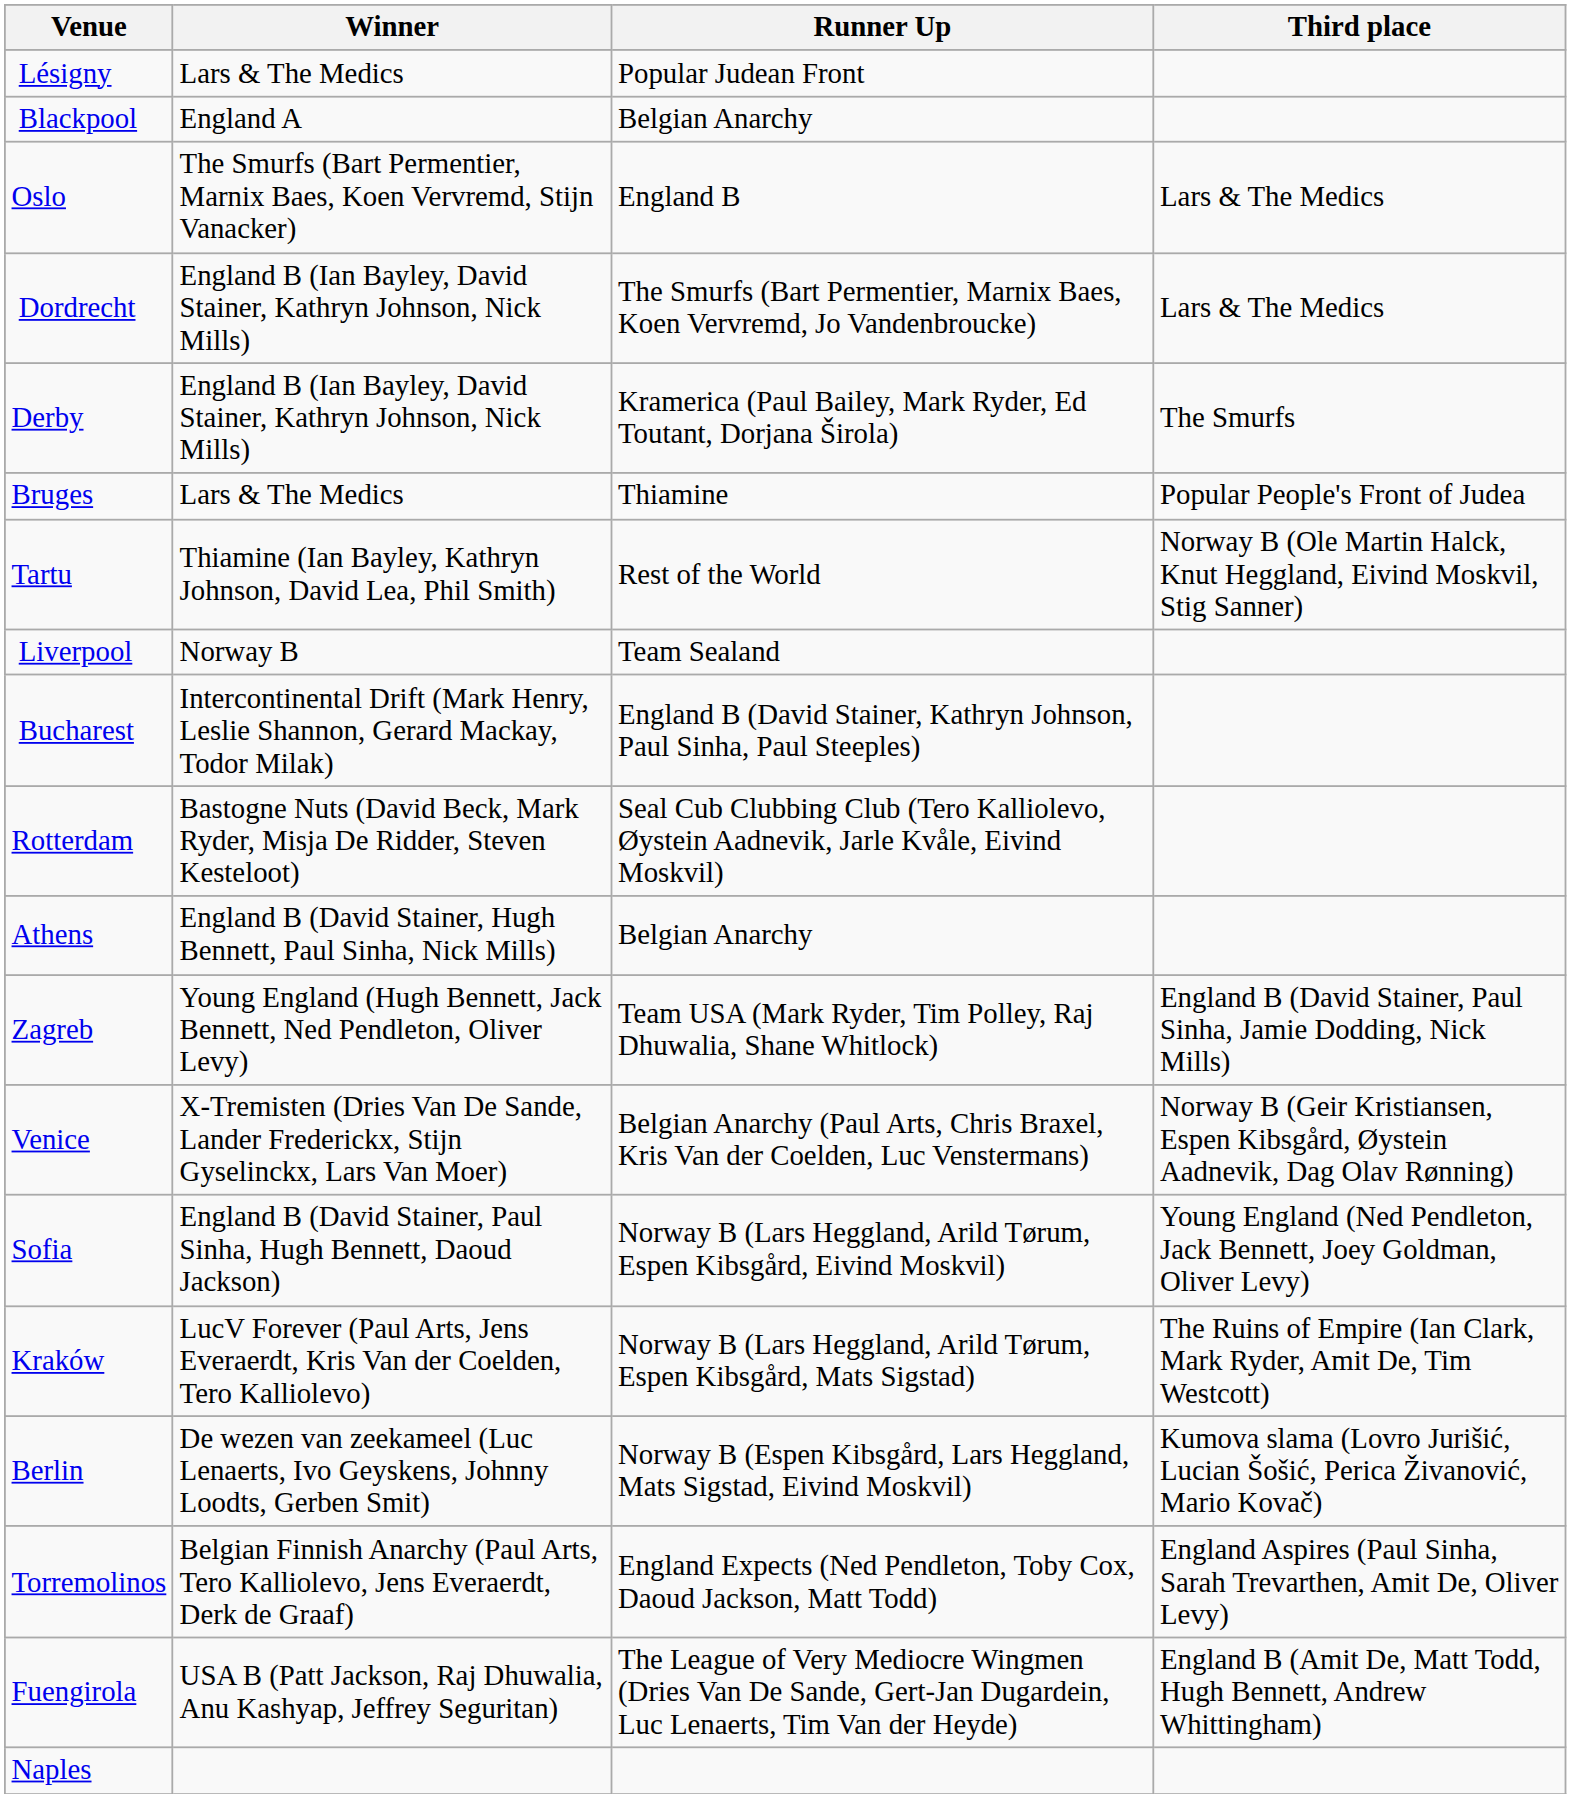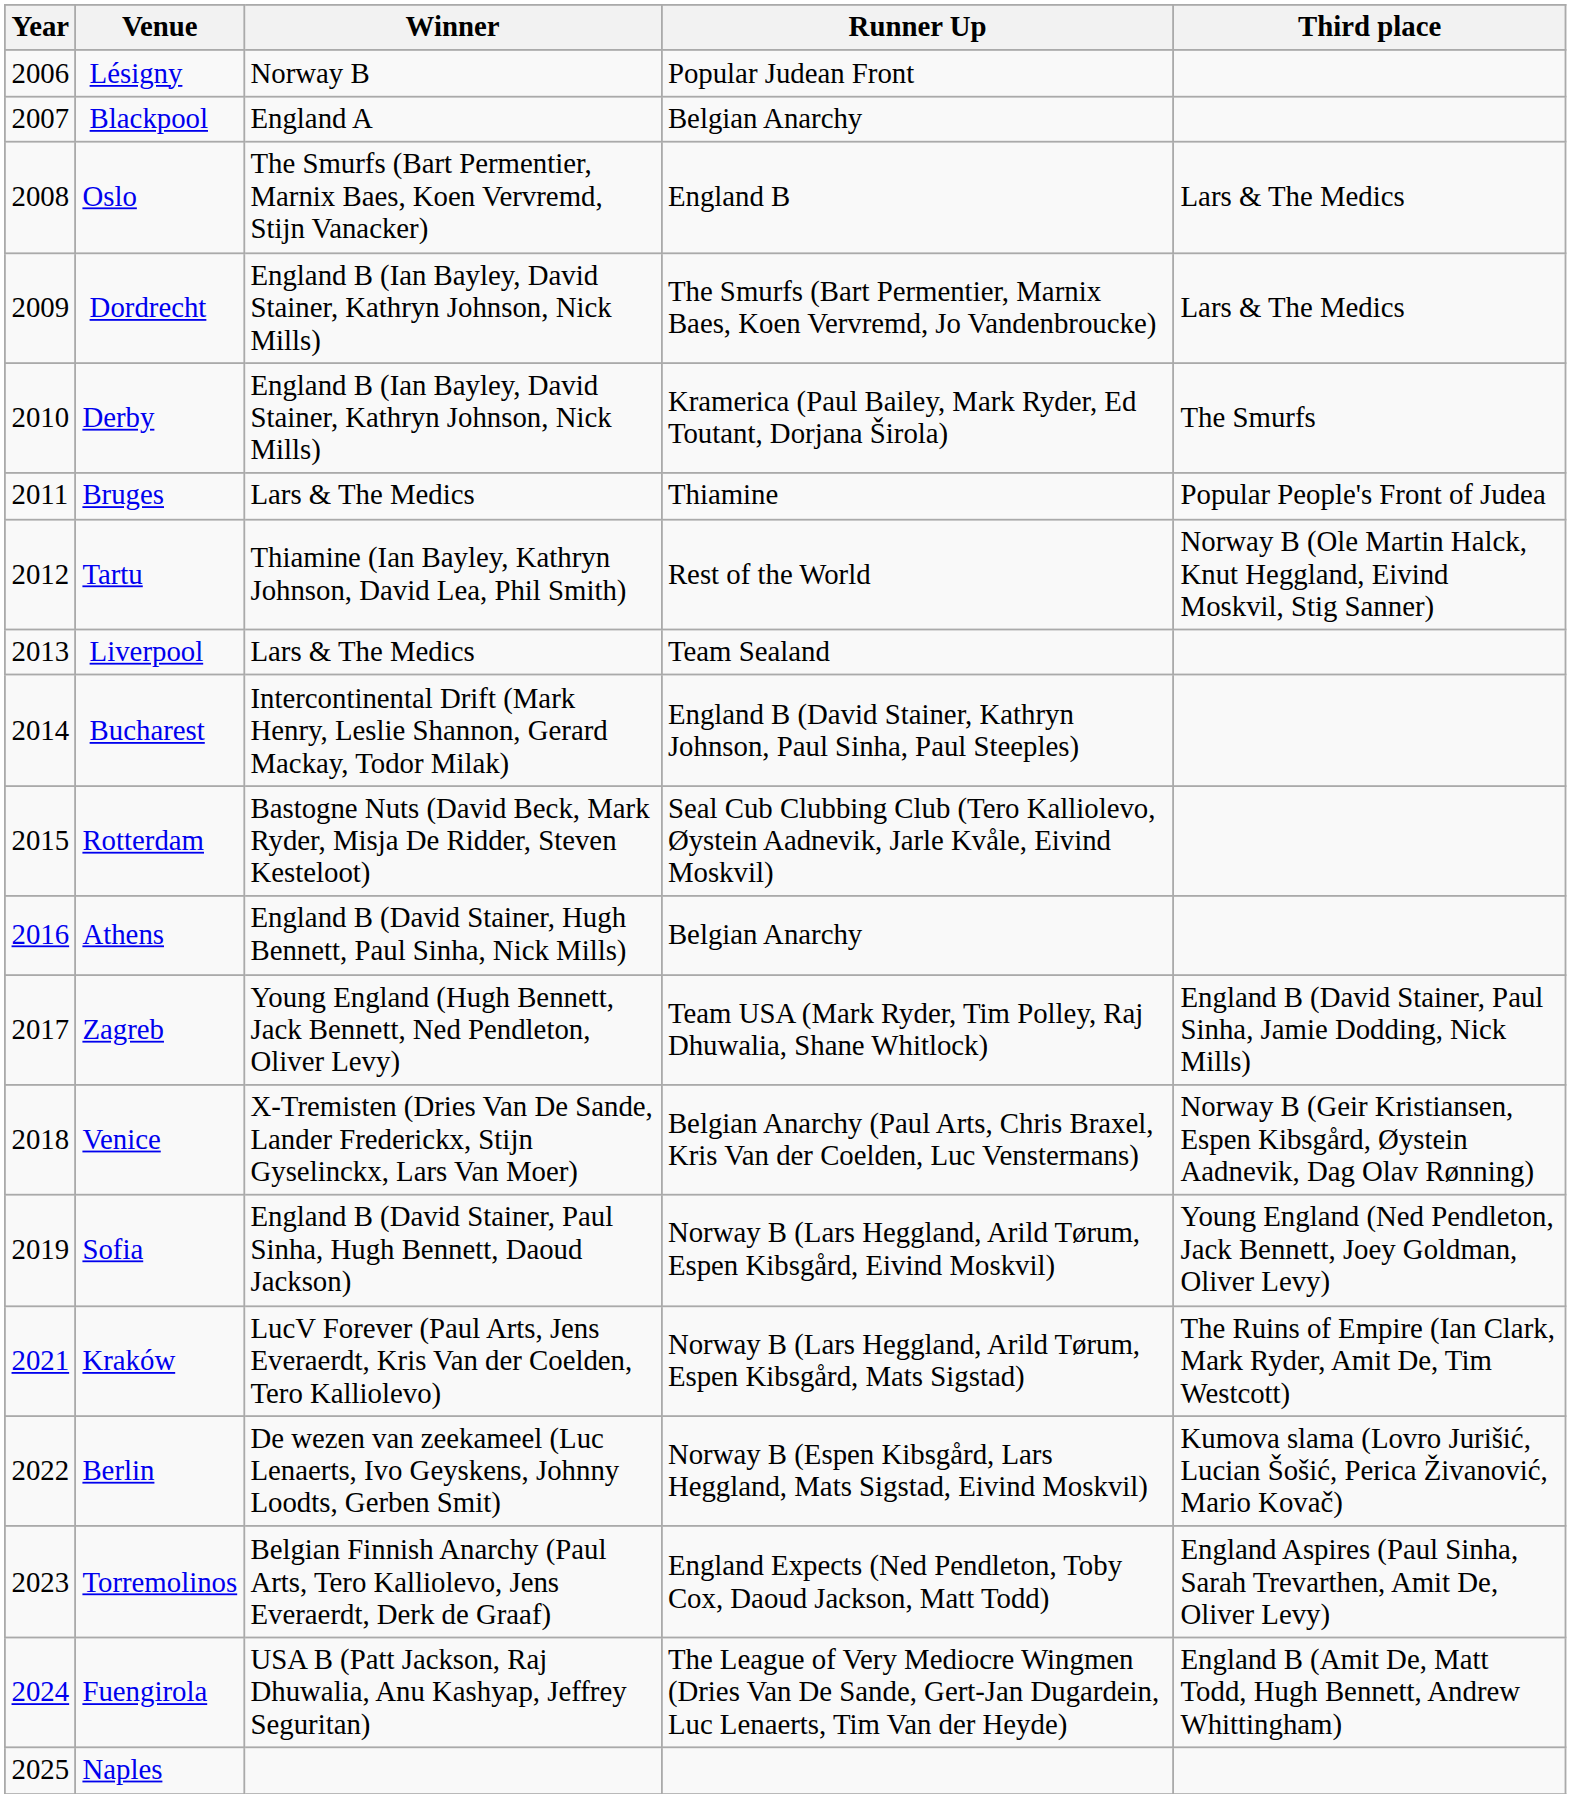+ column: (40, 27)
(292, 73) Lars & The Medics -> (310, 73) Norway B
(239, 651) Norway B -> (363, 651) Lars & The Medics
